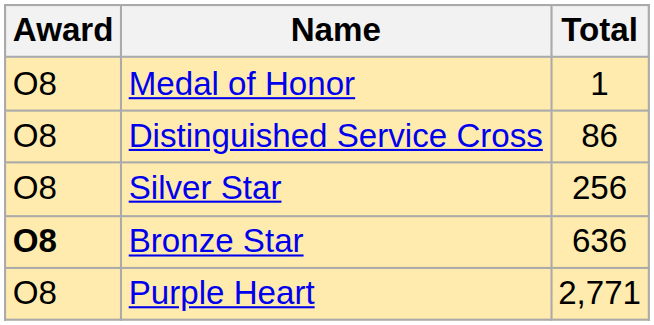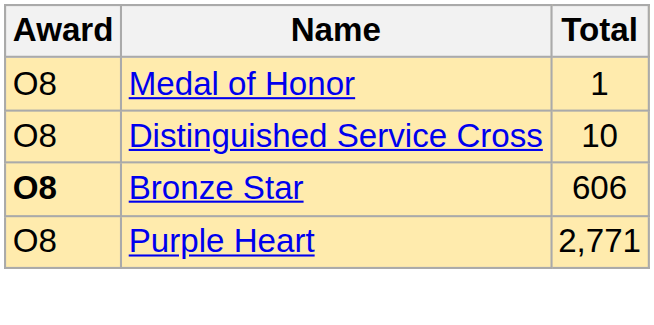(600, 135) 86 -> (600, 135) 10
- row: (205, 188)
(600, 240) 636 -> (600, 188) 606
